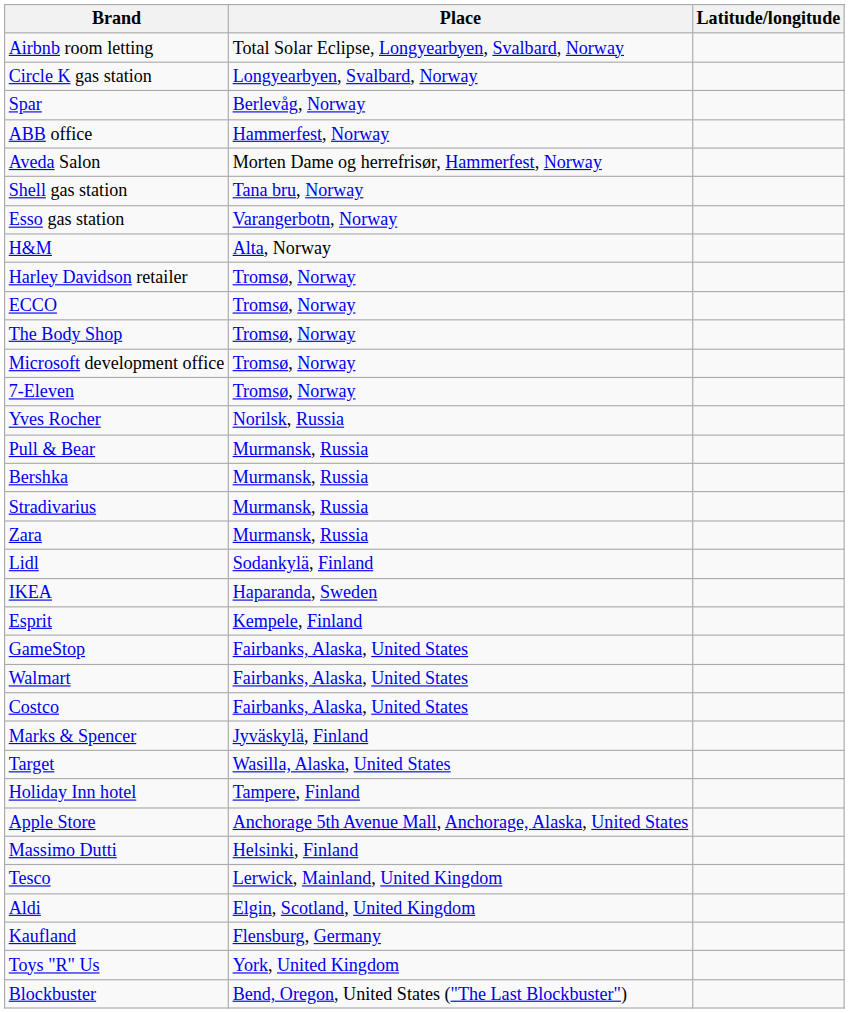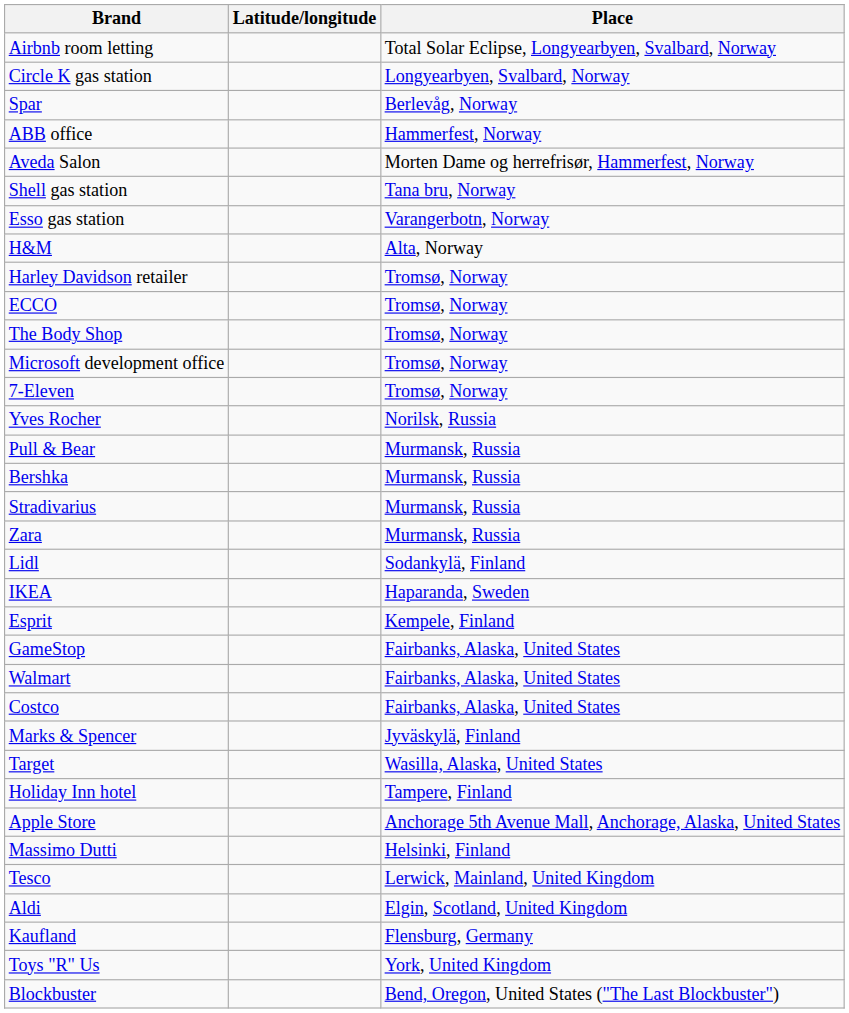columns swapped: (460, 18) <-> (768, 18)
